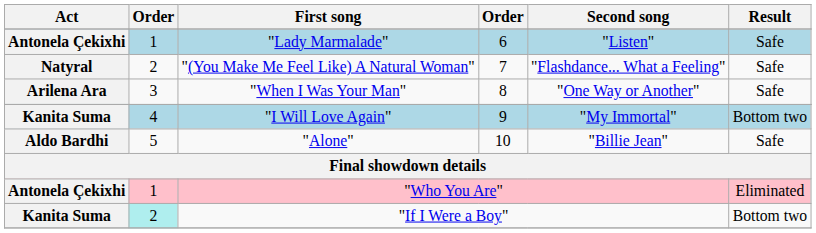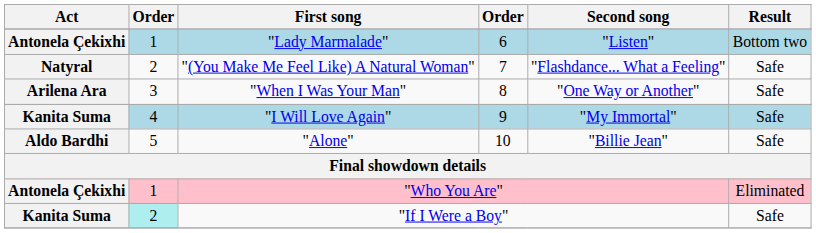(770, 41) Safe -> (770, 41) Bottom two
(770, 116) Bottom two -> (770, 116) Safe
(770, 215) Bottom two -> (770, 215) Safe
